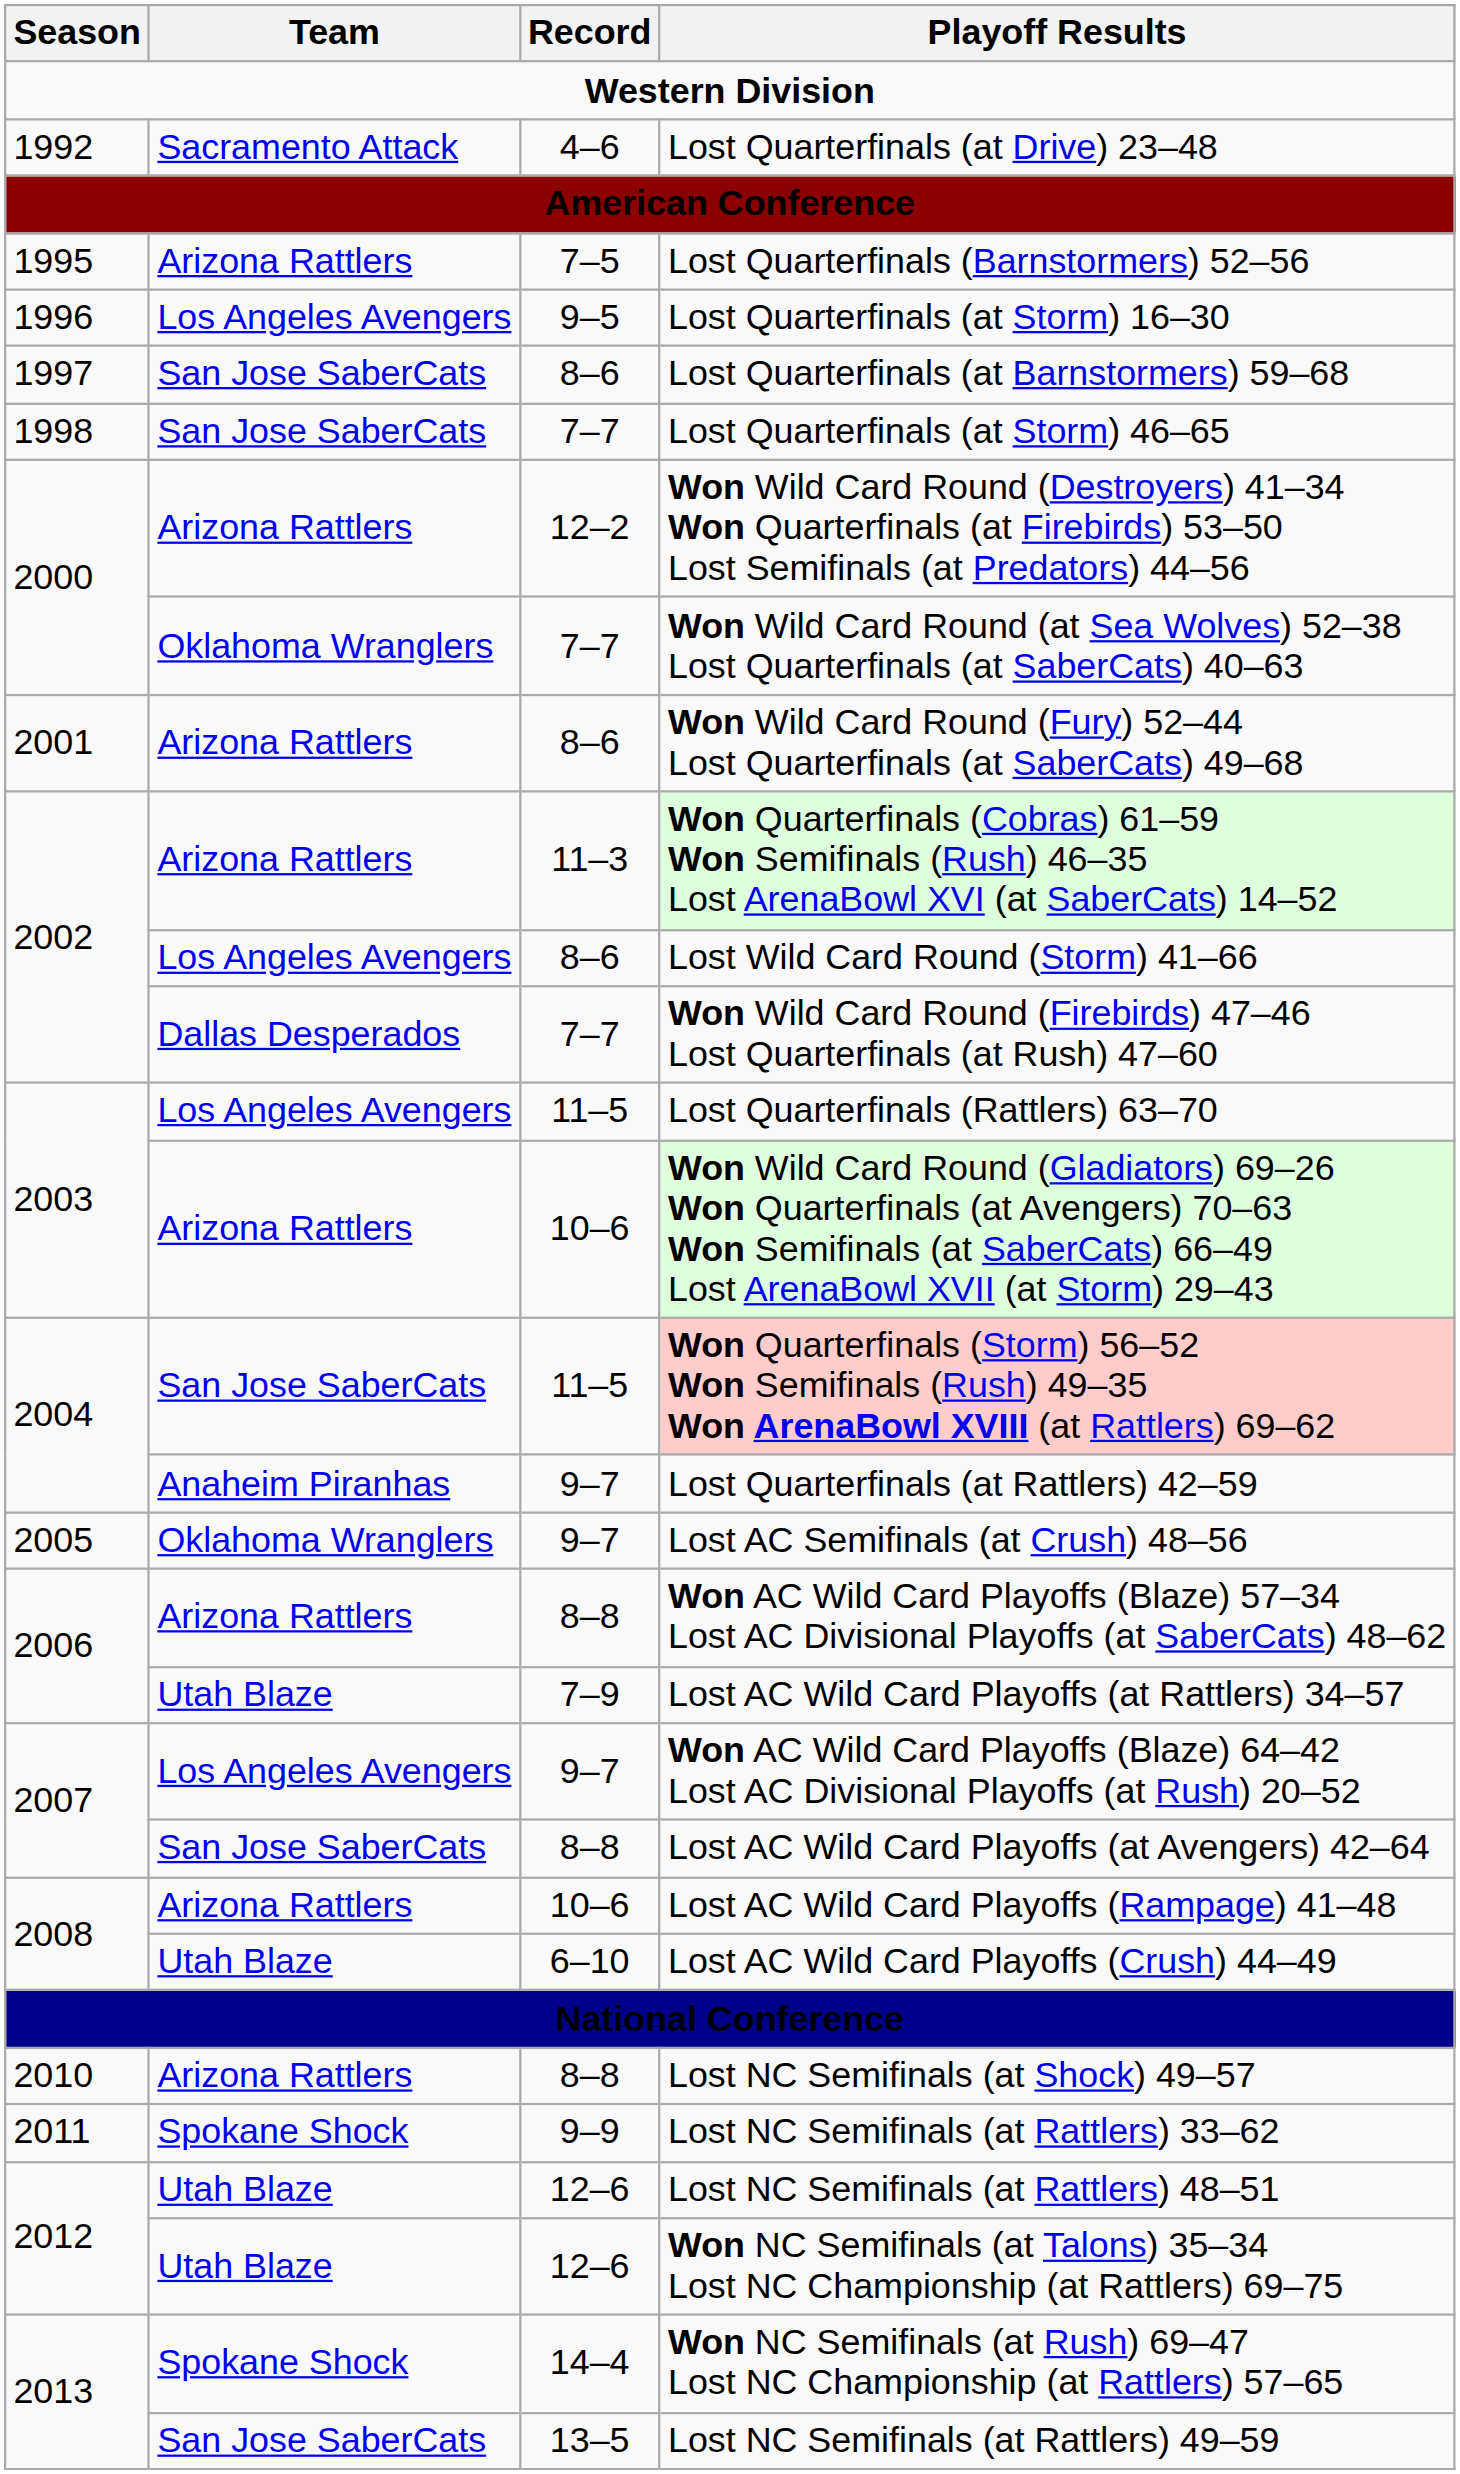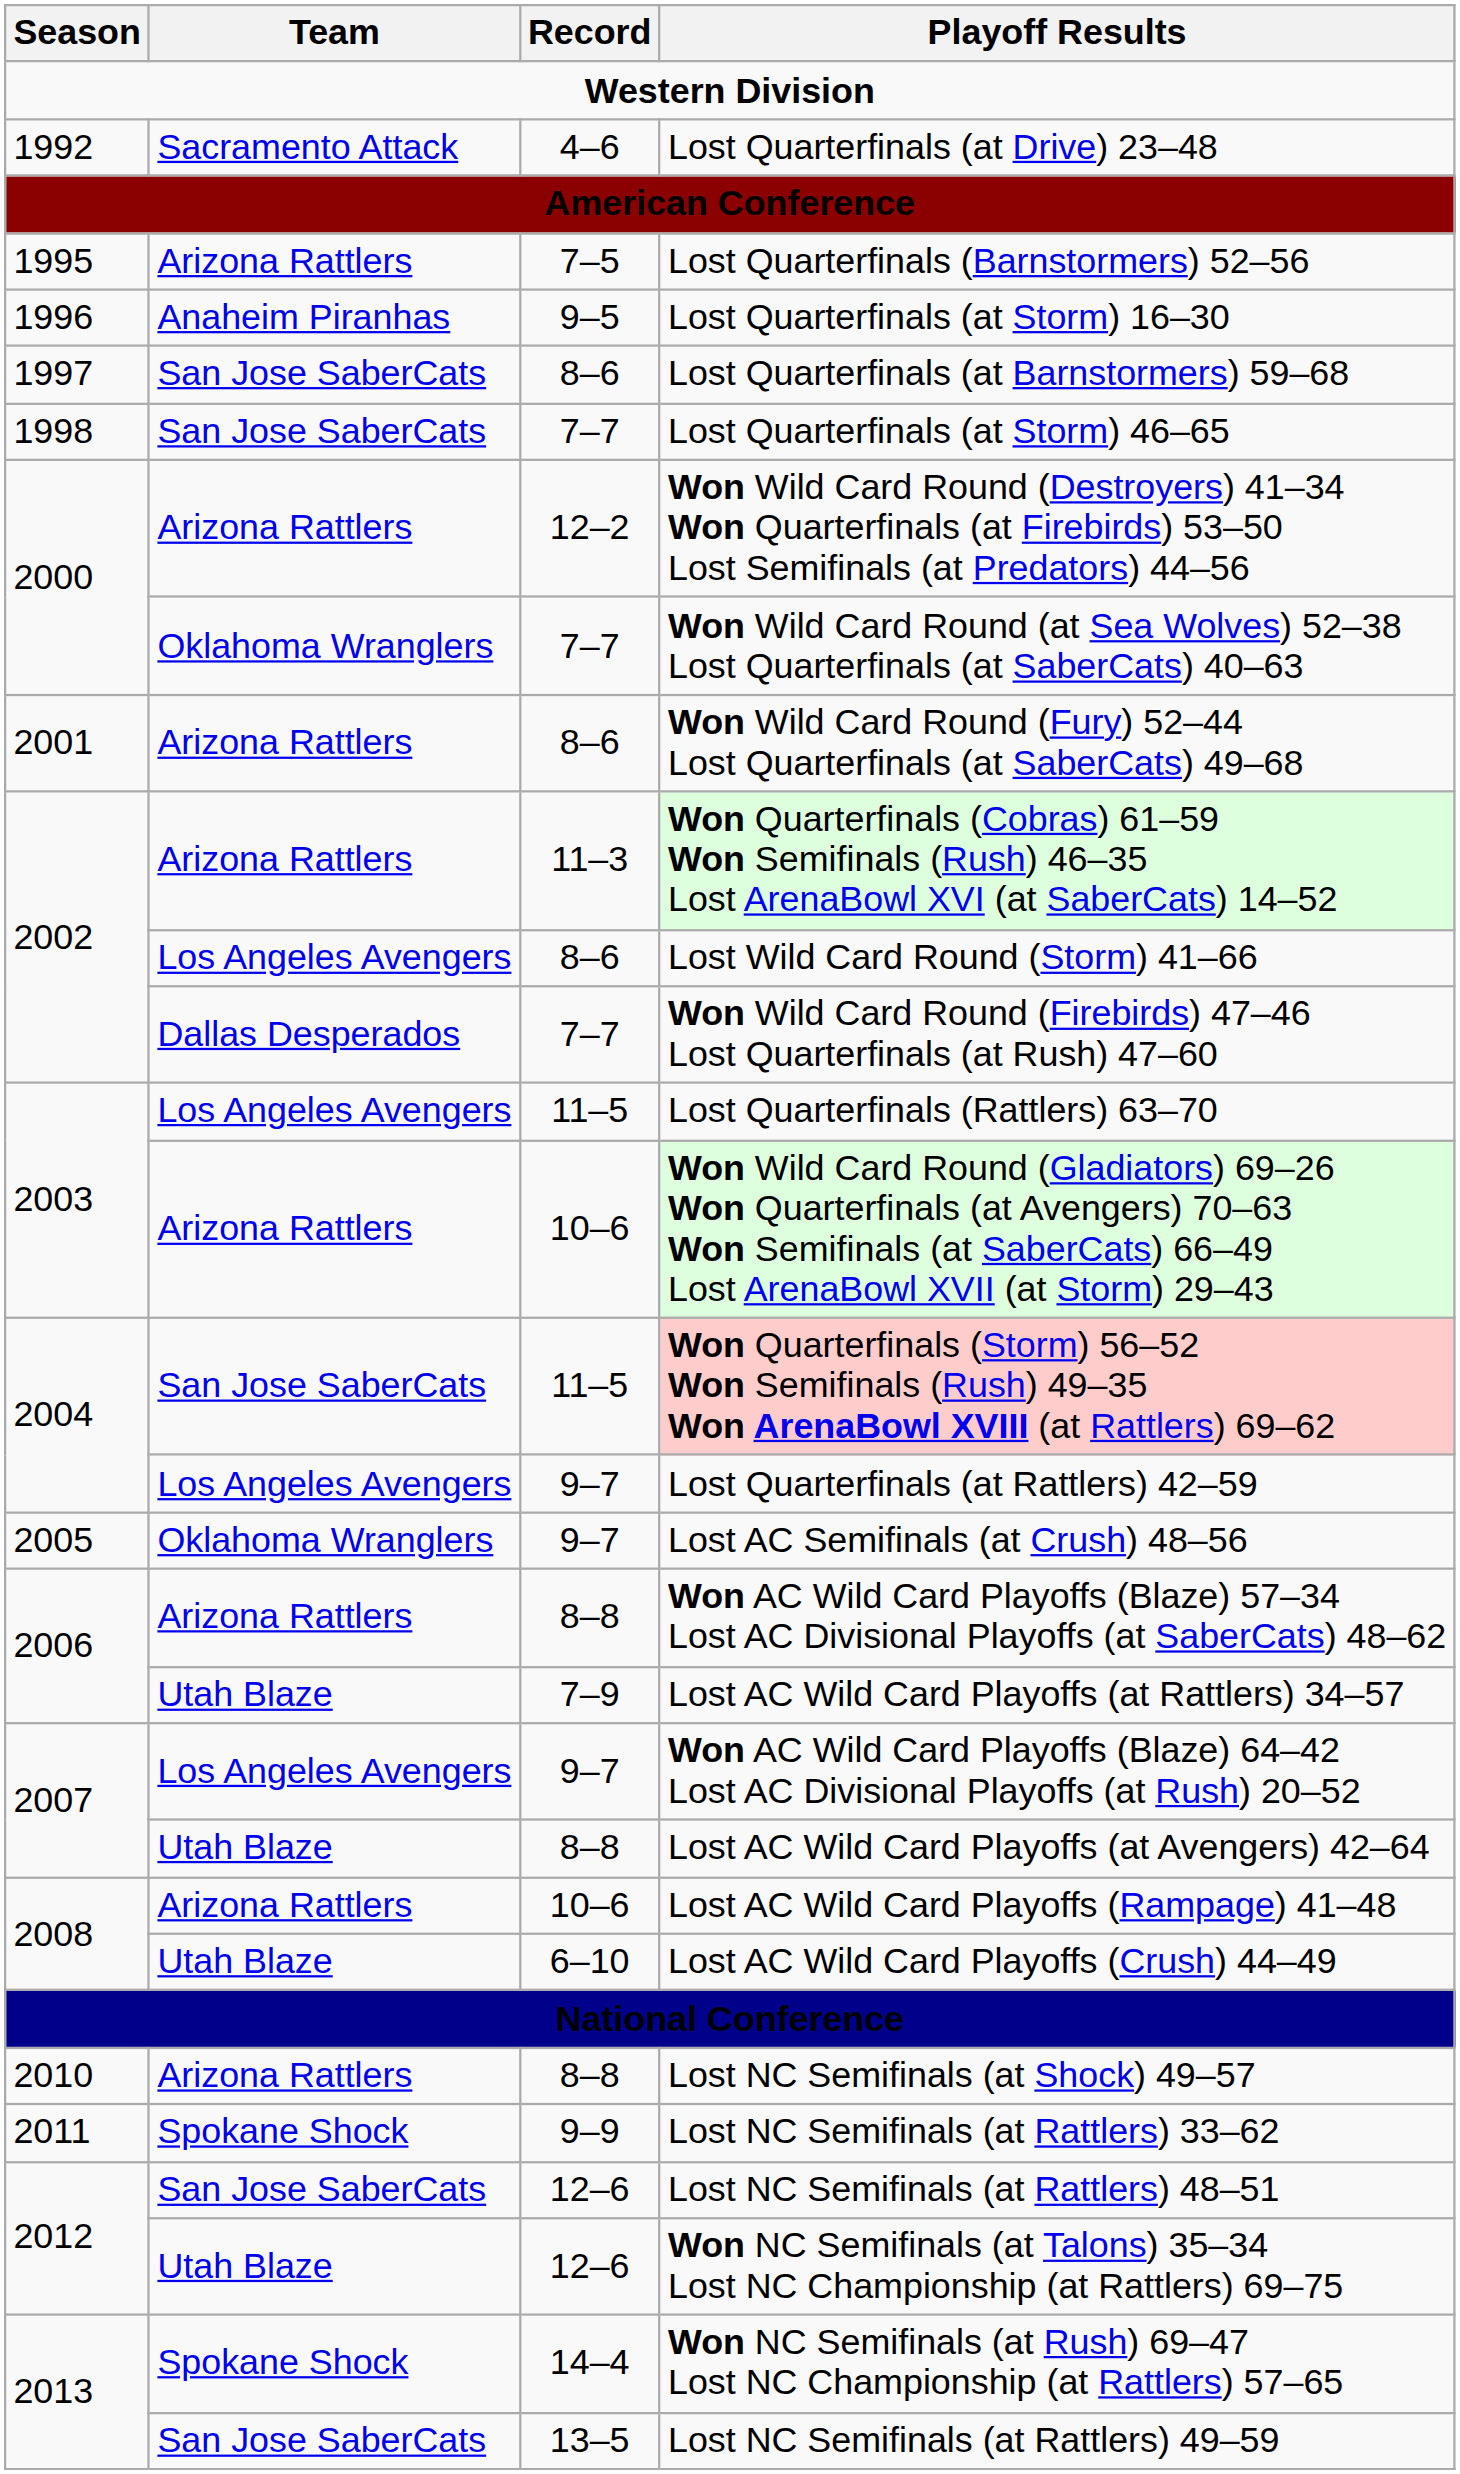(334, 317) Los Angeles Avengers -> (304, 317) Anaheim Piranhas
(304, 1483) Anaheim Piranhas -> (334, 1483) Los Angeles Avengers
(322, 1847) San Jose SaberCats -> (245, 1847) Utah Blaze
(245, 2188) Utah Blaze -> (322, 2188) San Jose SaberCats
